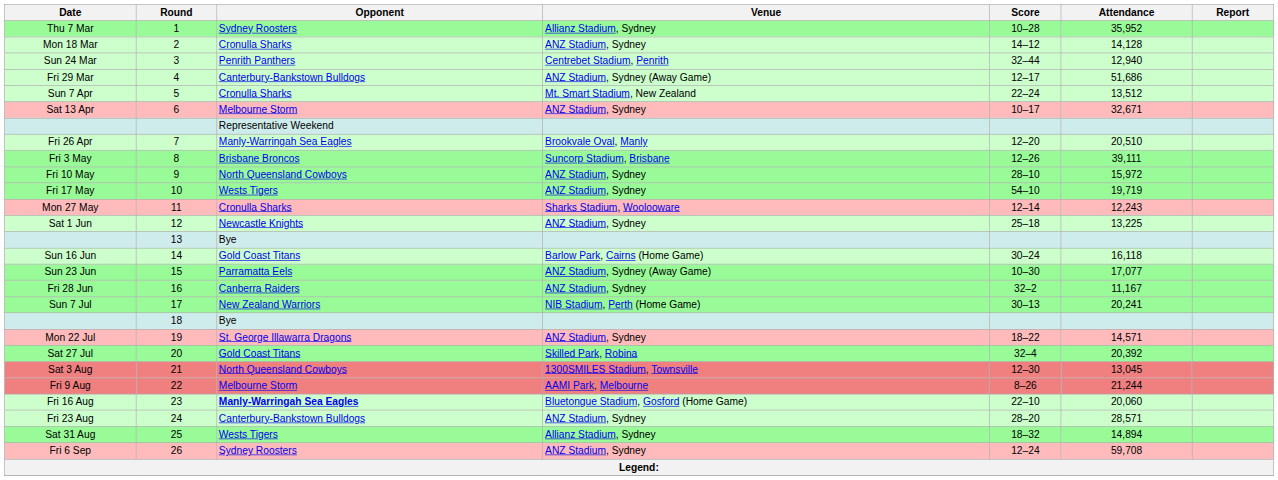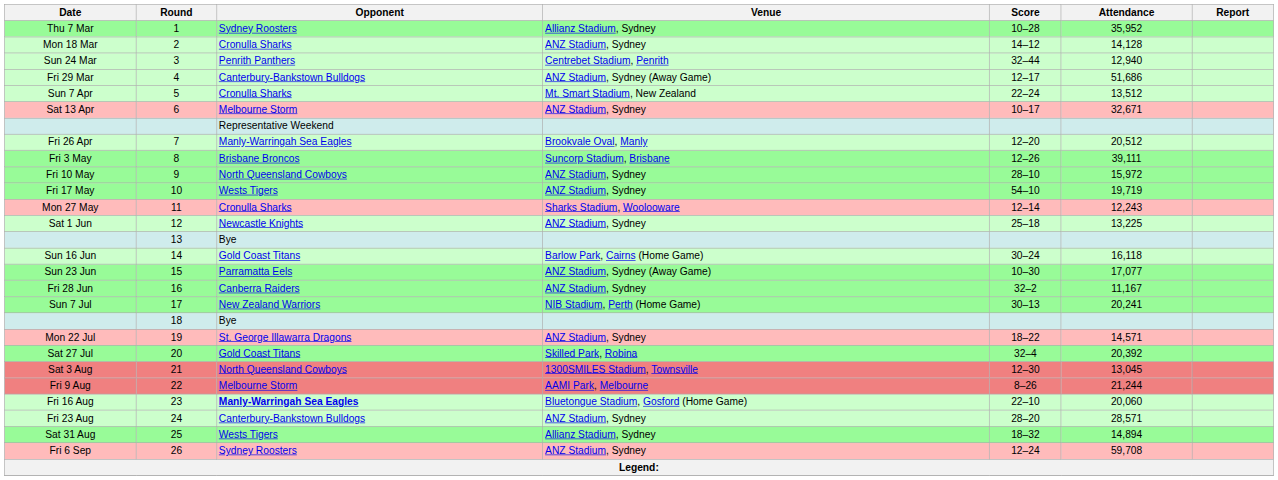(1127, 142) 20,510 -> (1127, 142) 20,512
